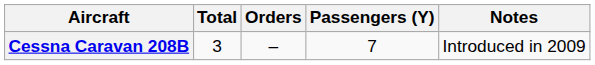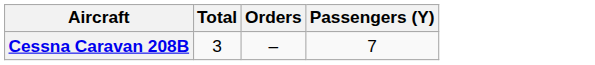- column: (514, 18)
